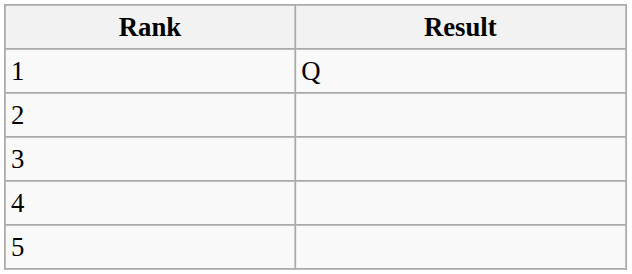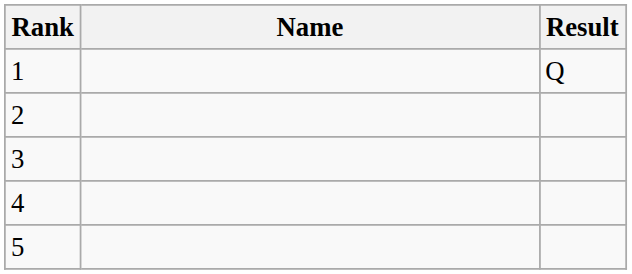+ column: (310, 26)
